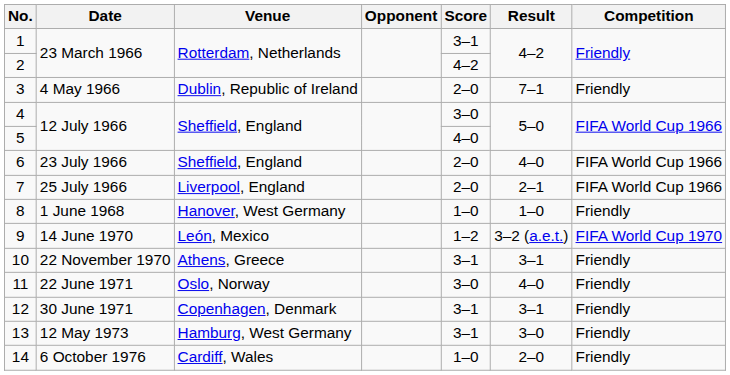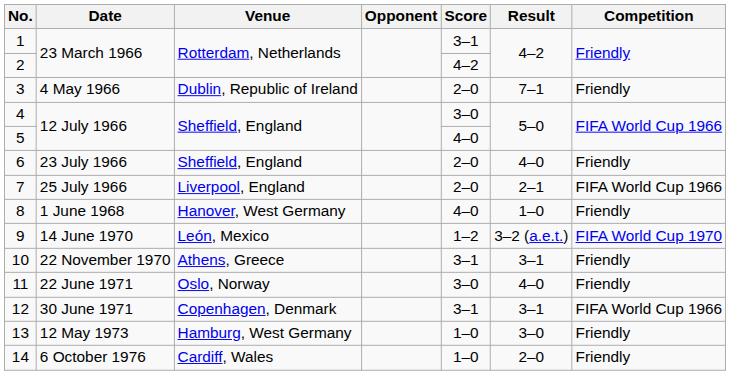(649, 162) FIFA World Cup 1966 -> (603, 162) Friendly
(466, 211) 1–0 -> (466, 211) 4–0
(603, 308) Friendly -> (649, 308) FIFA World Cup 1966
(466, 333) 3–1 -> (466, 333) 1–0
